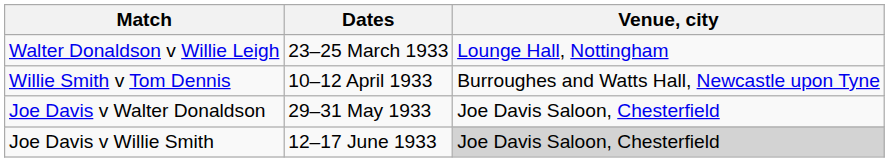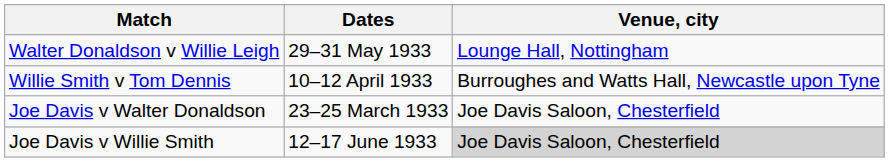(368, 50) 23–25 March 1933 -> (360, 50) 29–31 May 1933
(360, 111) 29–31 May 1933 -> (368, 111) 23–25 March 1933
